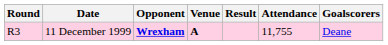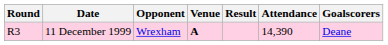(160, 31) bold -> (158, 31) normal
(277, 31) 11,755 -> (277, 31) 14,390
